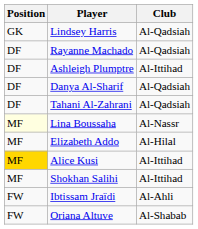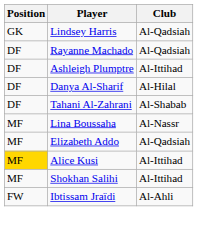(164, 87) Al-Qadsiah -> (157, 87) Al-Hilal
(164, 105) Al-Qadsiah -> (163, 105) Al-Shabab
(15, 123) lightyellow background -> (15, 123) no background
(157, 141) Al-Hilal -> (164, 141) Al-Qadsiah
- row: (82, 215)
